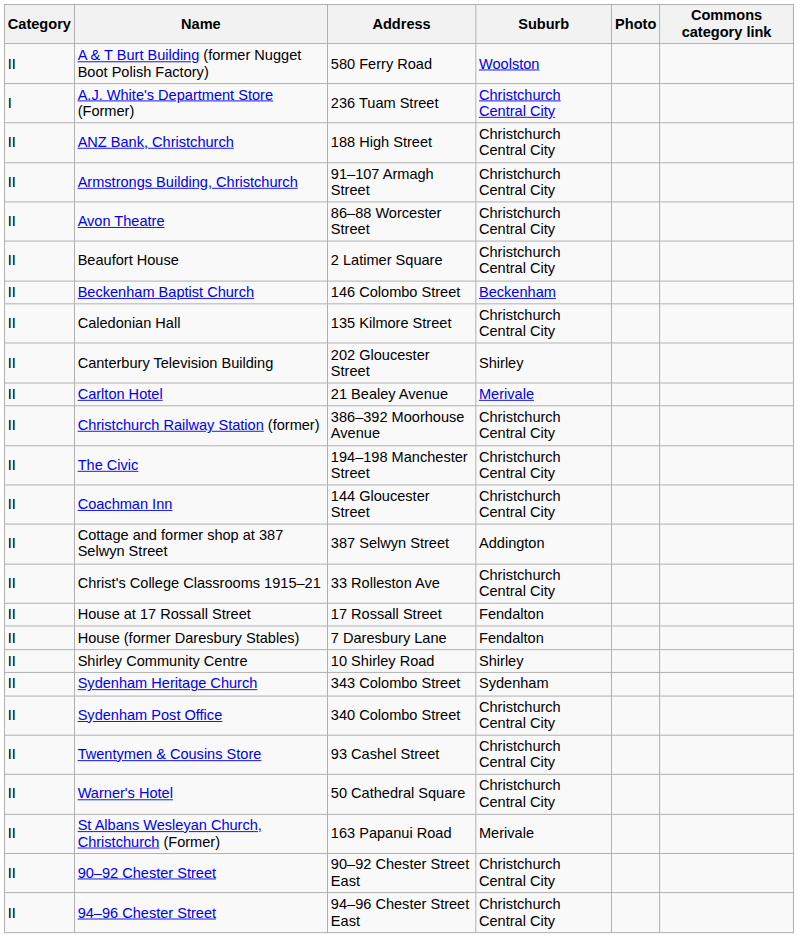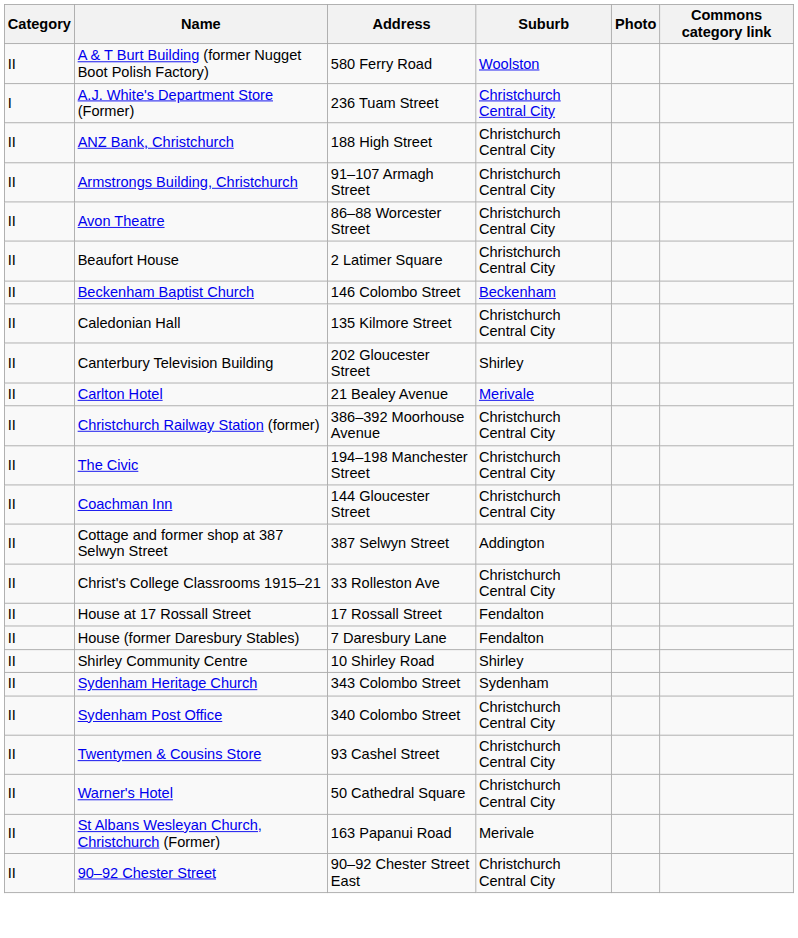- row: (147, 912)
